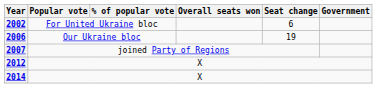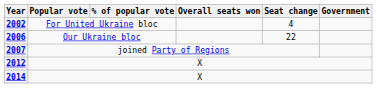(291, 24) 6 -> (291, 24) 4
(291, 37) 19 -> (291, 37) 22
